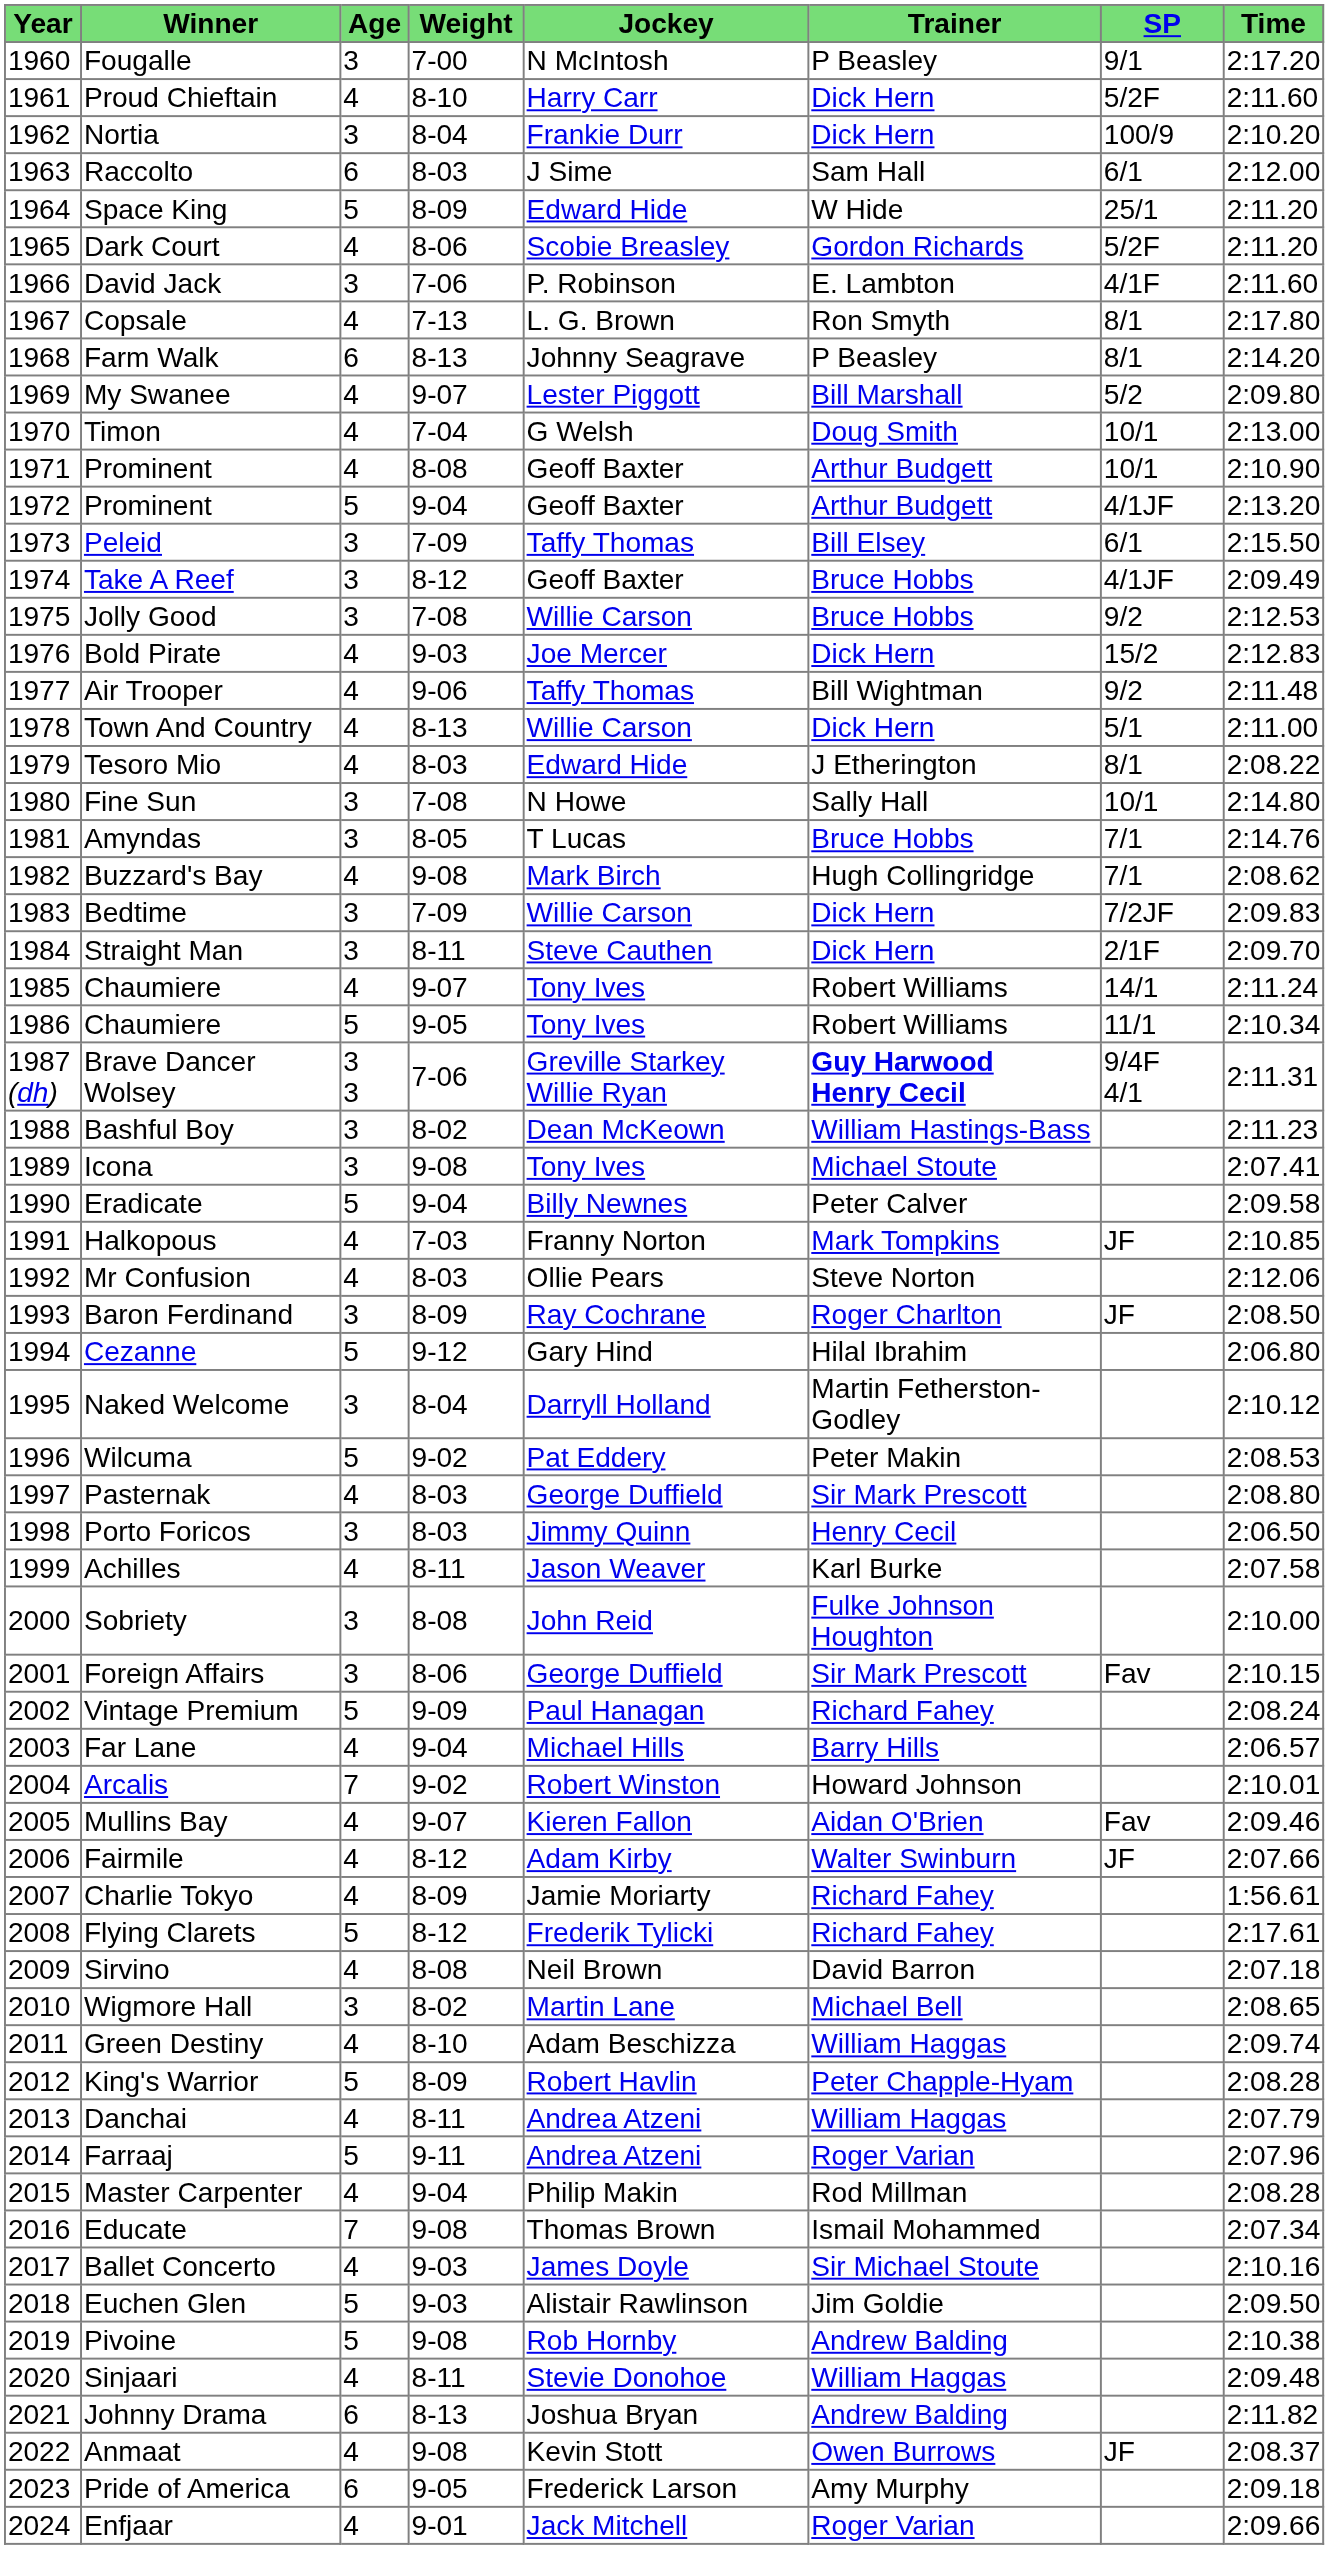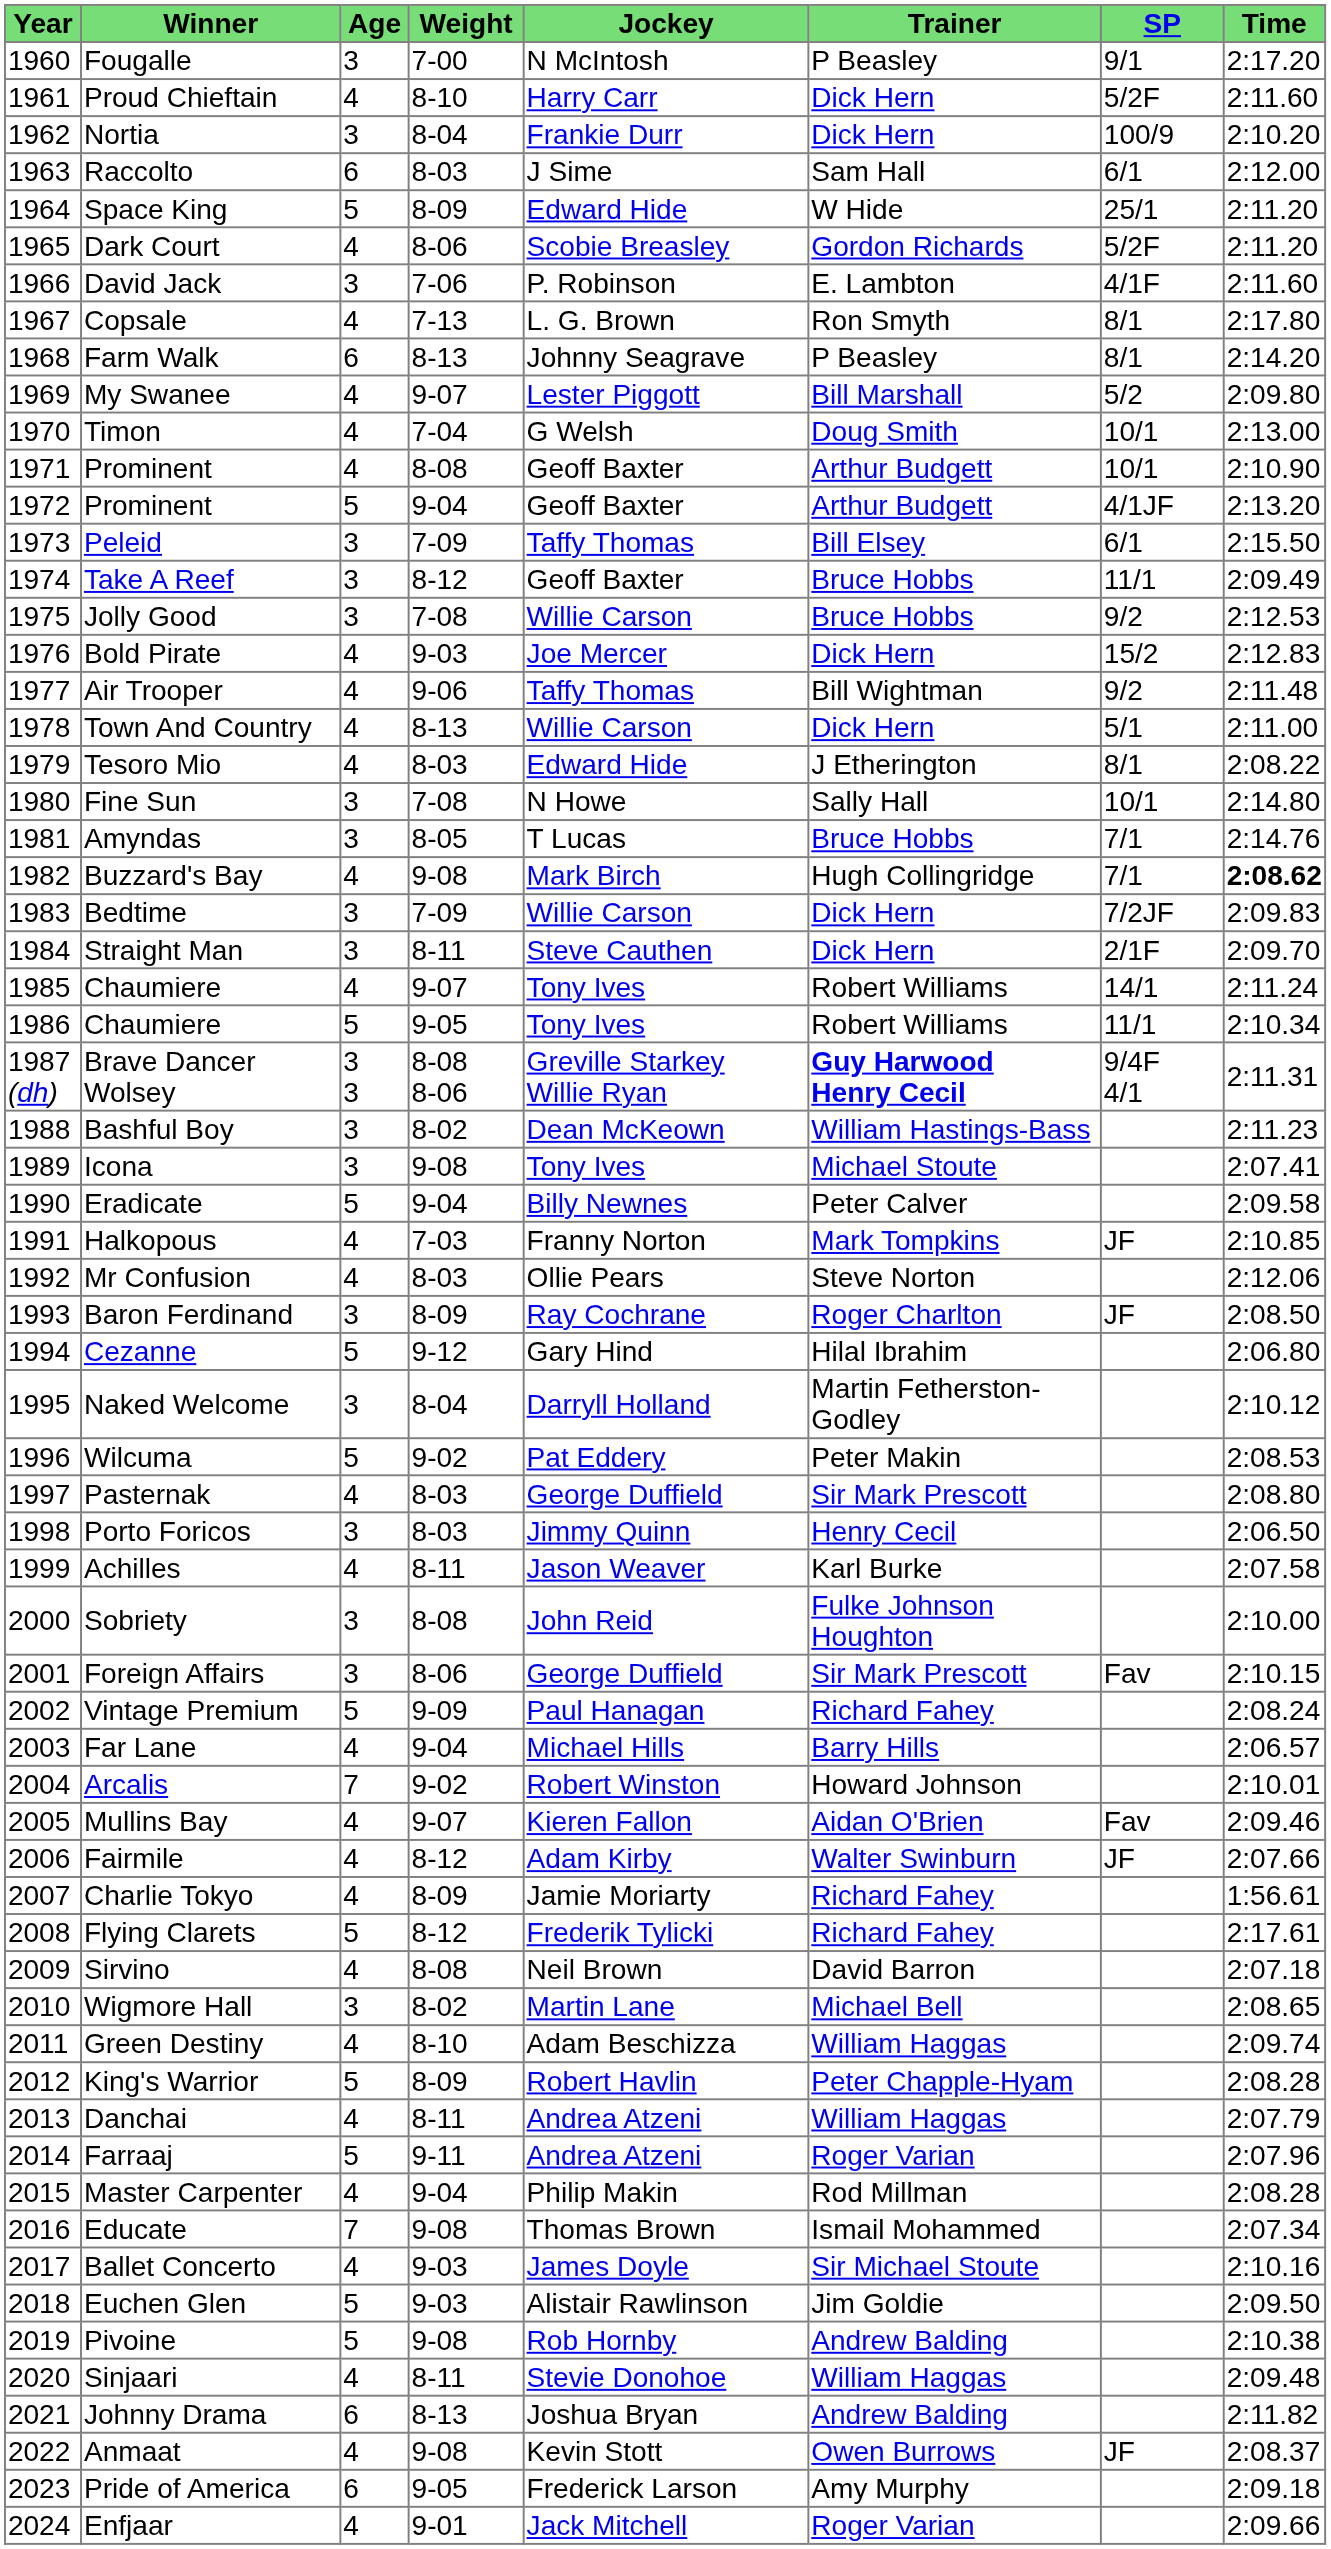(1139, 579) 4/1JF -> (1130, 579) 11/1
(1273, 876) normal -> (1274, 876) bold
(440, 1076) 7-06 -> (440, 1077) 8-08 8-06
